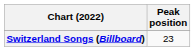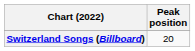(168, 38) 23 -> (168, 38) 20
